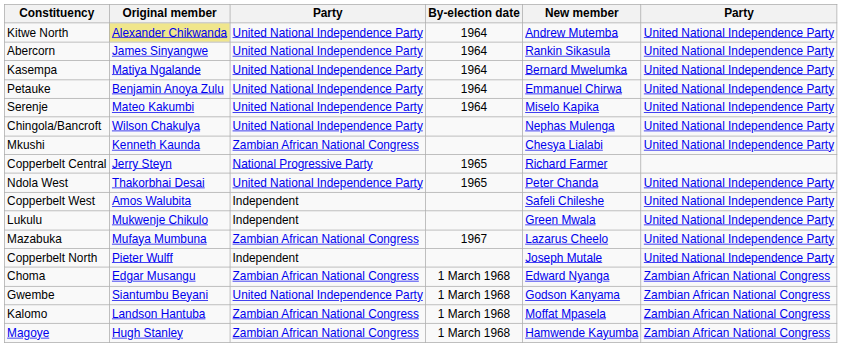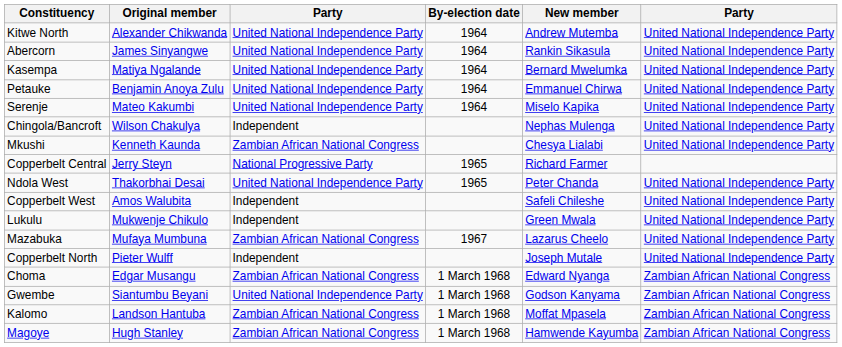(170, 32) khaki background -> (170, 32) no background
(328, 126) United National Independence Party -> (266, 126) Independent
